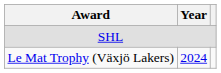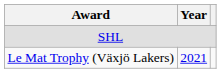(194, 57) 2024 -> (194, 57) 2021
